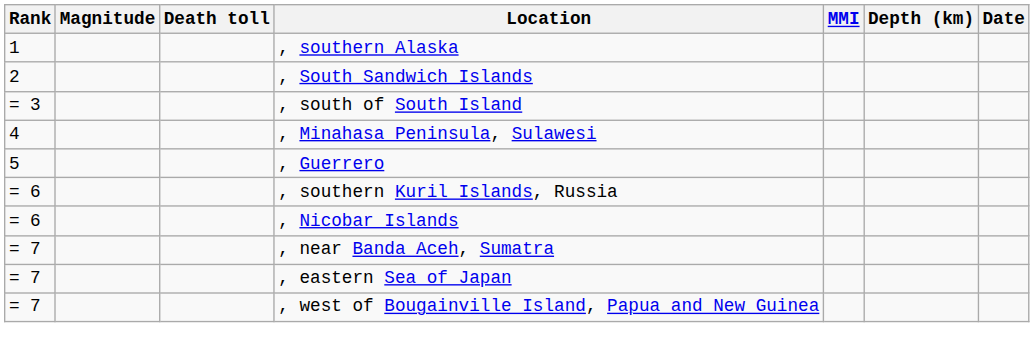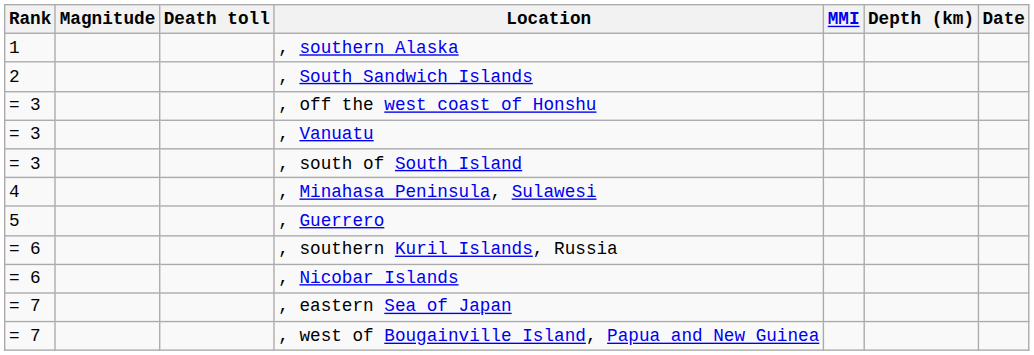+ row: (437, 106)
+ row: (326, 134)
- row: (416, 250)
